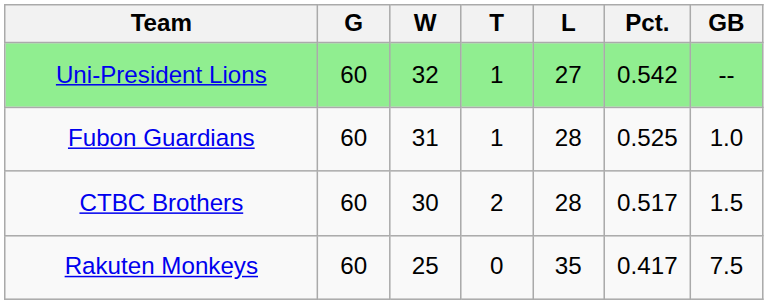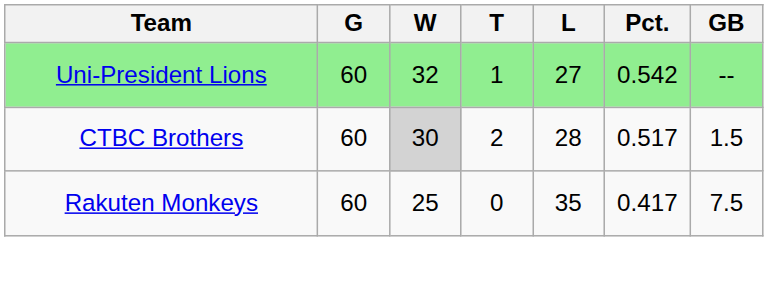- row: (161, 138)
(425, 202) no background -> (425, 138) lightgrey background
